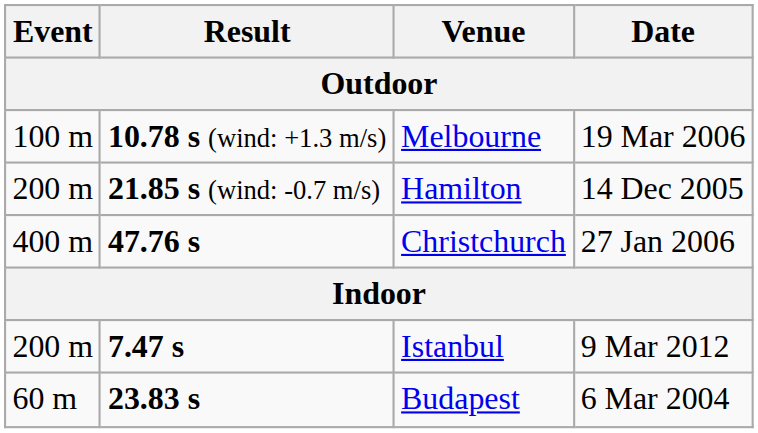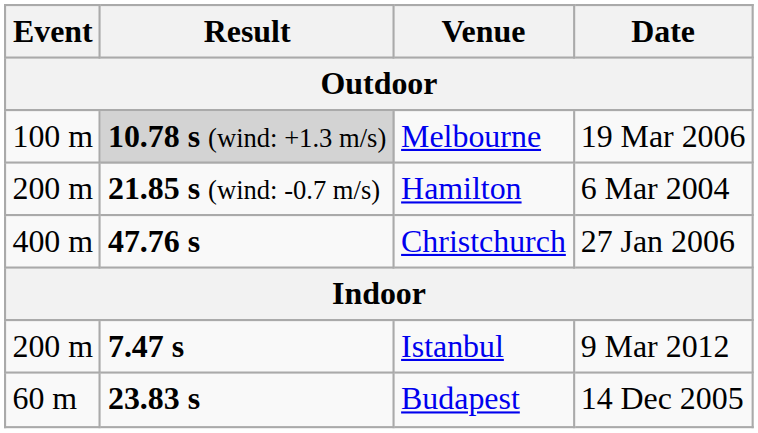(247, 136) no background -> (247, 136) lightgrey background
(662, 188) 14 Dec 2005 -> (655, 188) 6 Mar 2004
(655, 399) 6 Mar 2004 -> (662, 399) 14 Dec 2005
